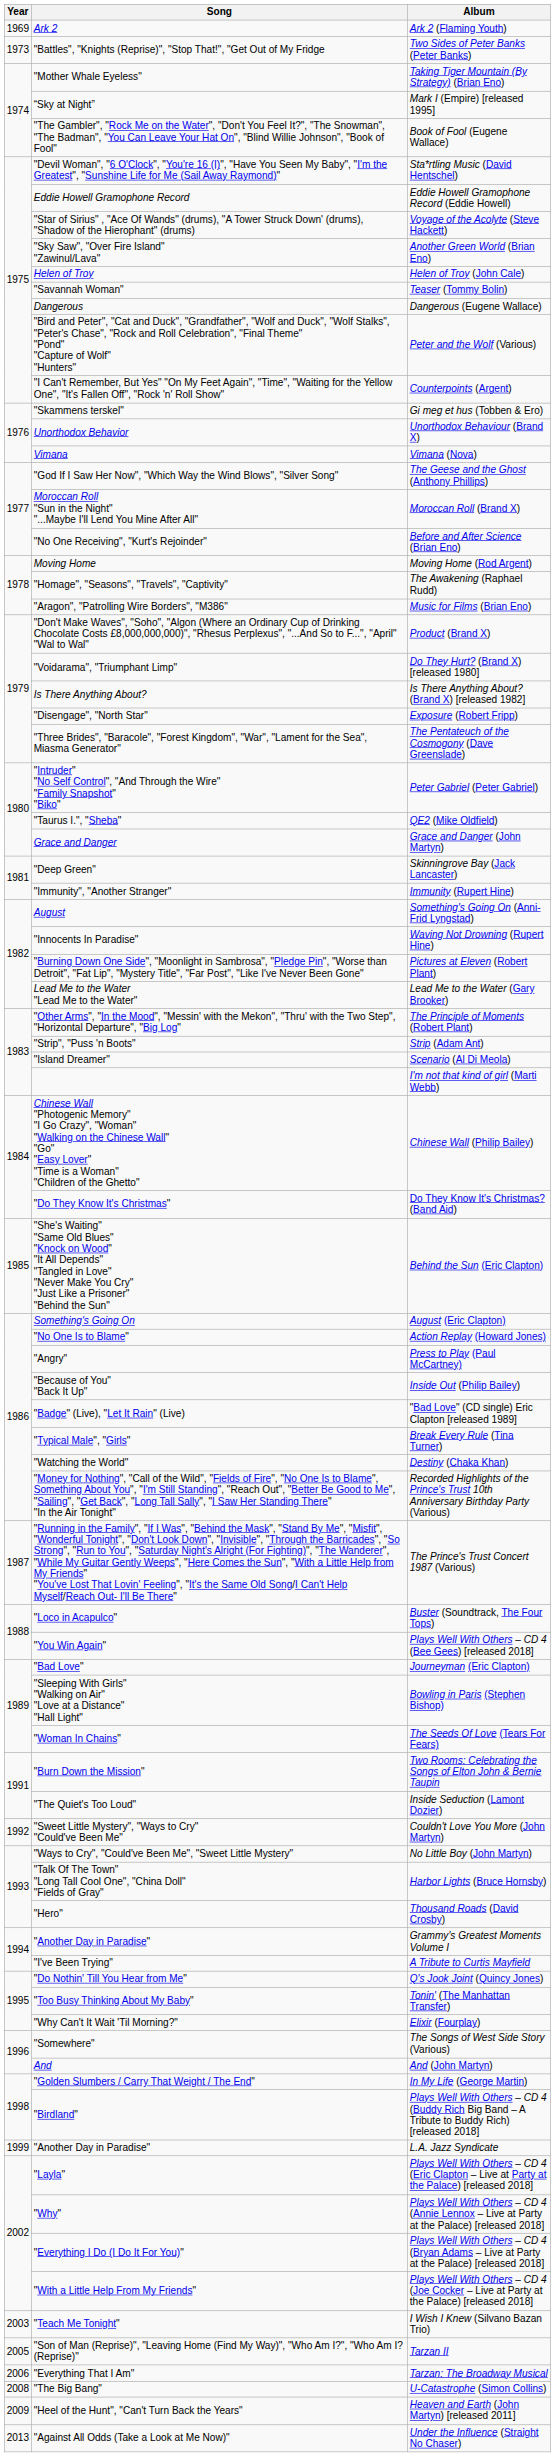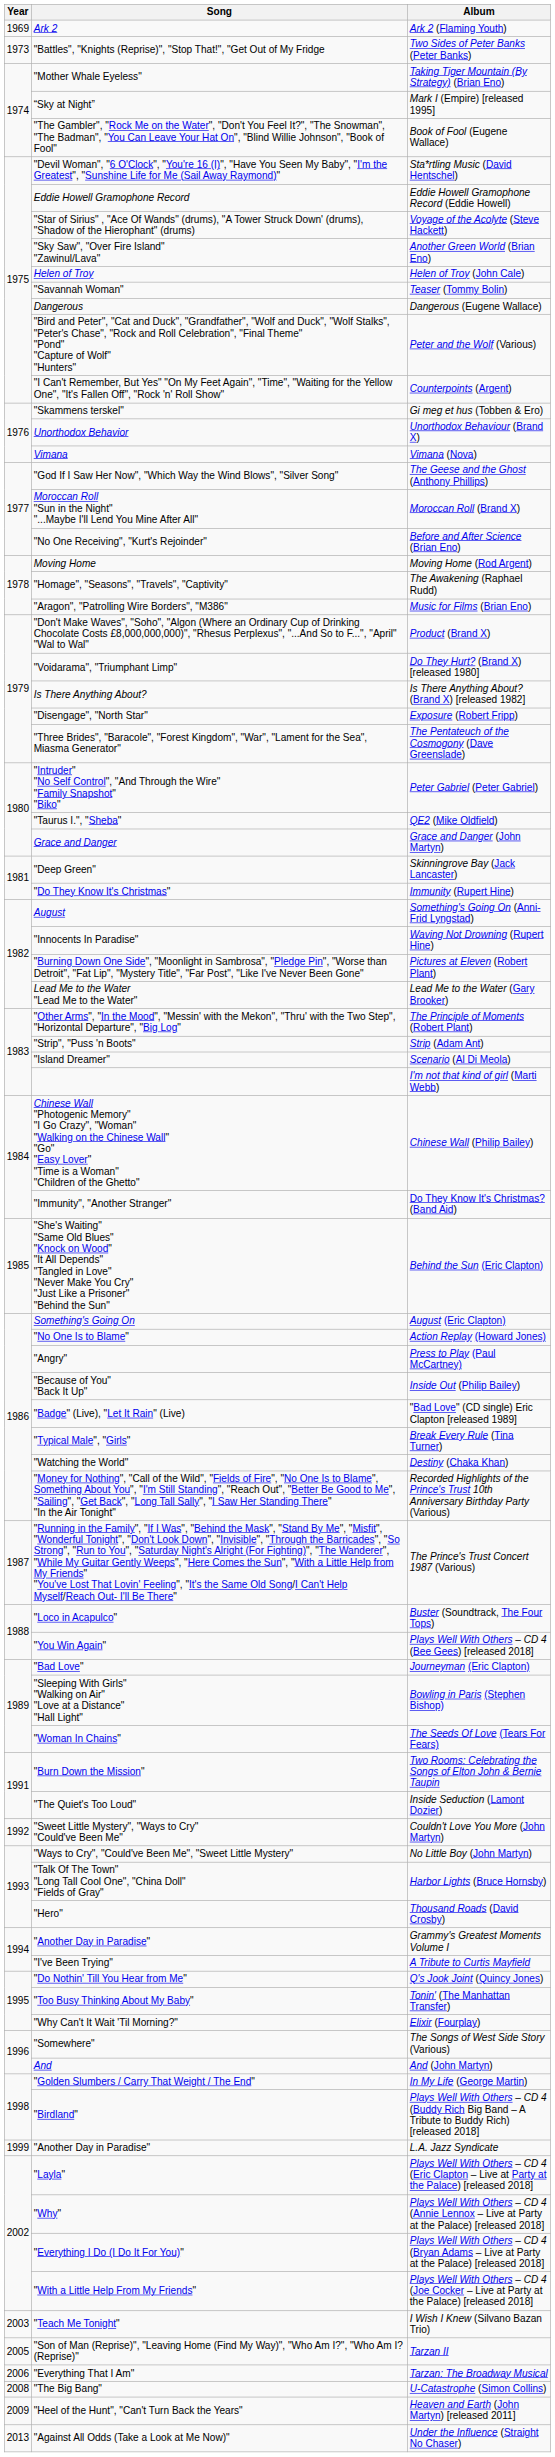(102, 891) "Immunity", "Another Stranger" -> (102, 891) "Do They Know It's Christmas"
(102, 1204) "Do They Know It's Christmas" -> (102, 1204) "Immunity", "Another Stranger"
